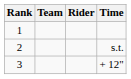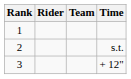columns swapped: (81, 13) <-> (50, 13)
